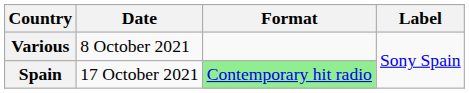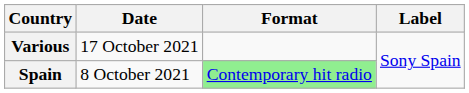(135, 46) 8 October 2021 -> (139, 46) 17 October 2021
(139, 74) 17 October 2021 -> (135, 74) 8 October 2021
